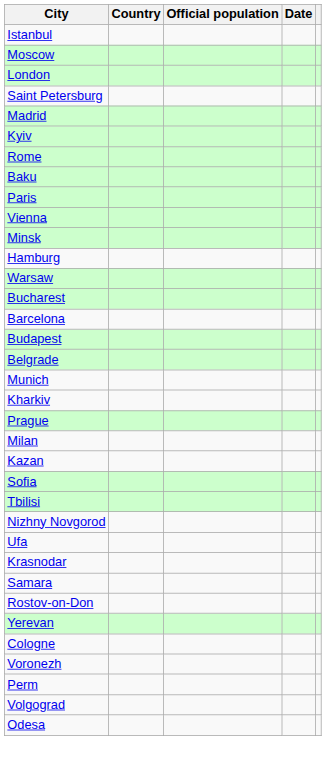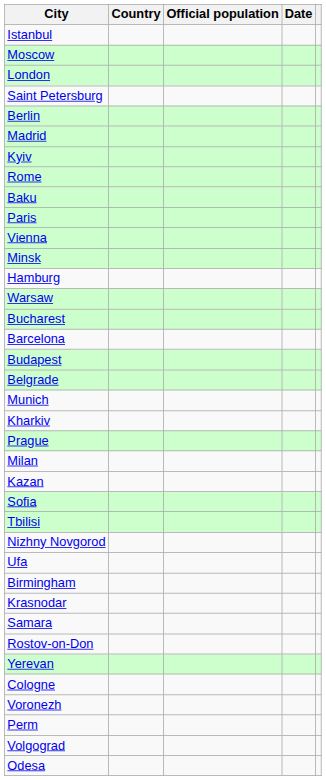+ row: (24, 116)
+ row: (41, 583)
